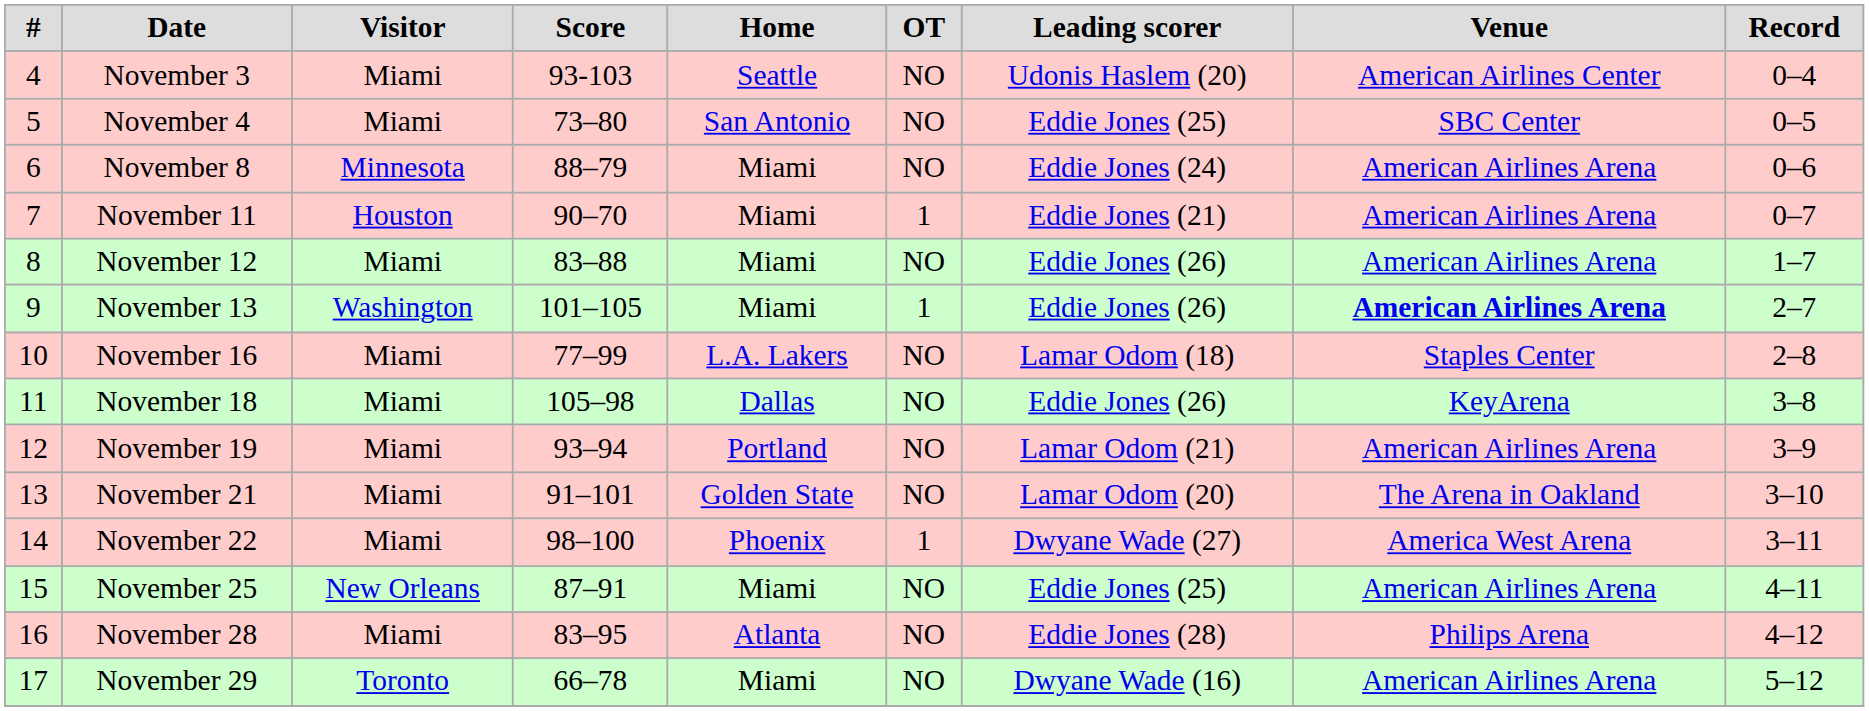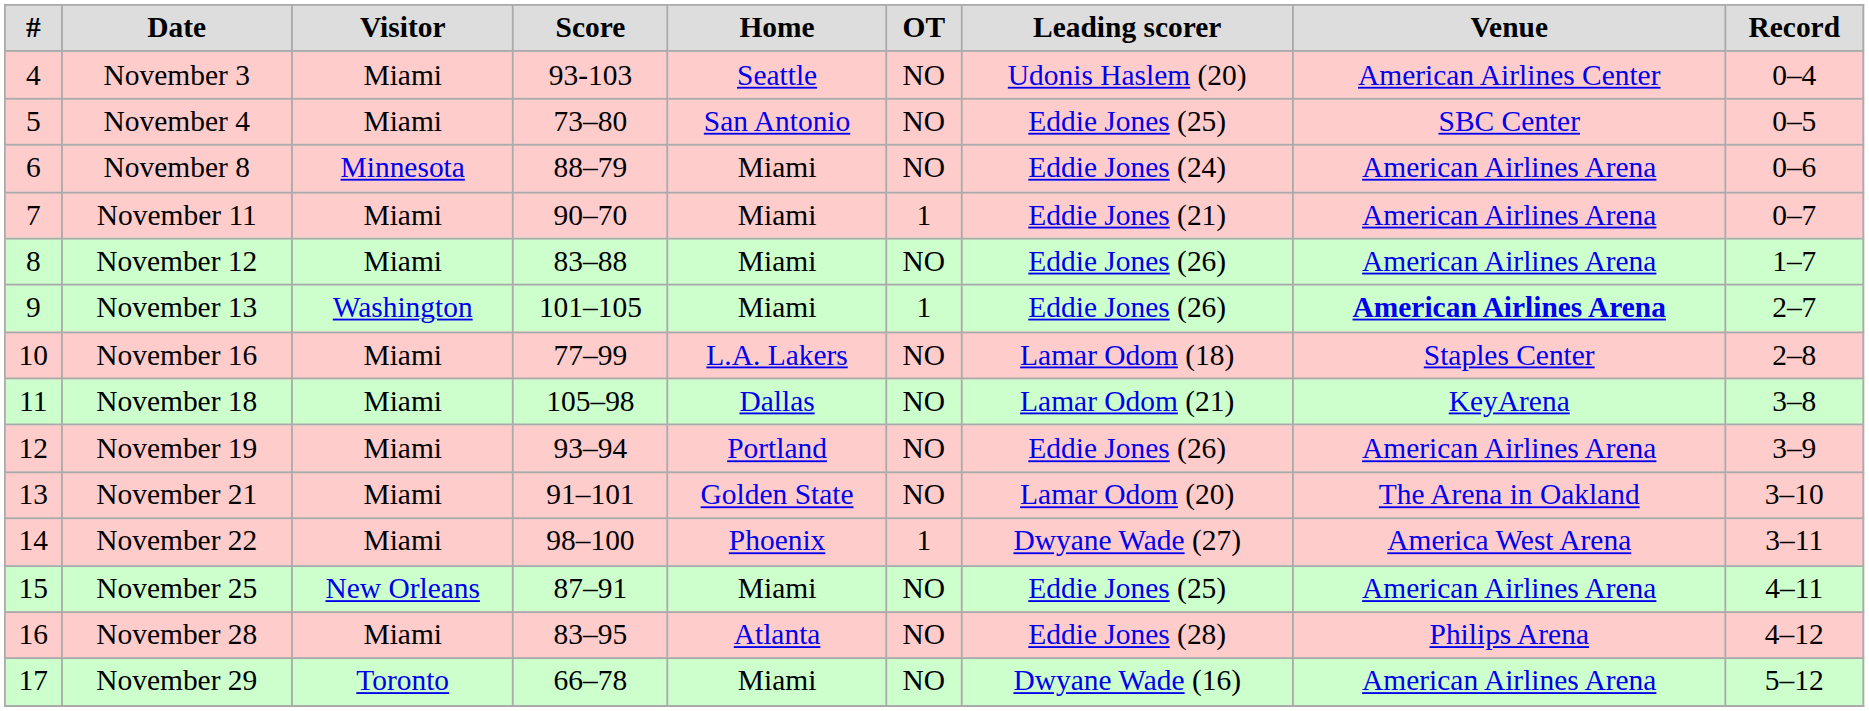(403, 214) Houston -> (403, 214) Miami
(1127, 401) Eddie Jones (26) -> (1127, 401) Lamar Odom (21)
(1127, 448) Lamar Odom (21) -> (1127, 448) Eddie Jones (26)
